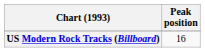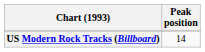(181, 39) 16 -> (181, 39) 14
